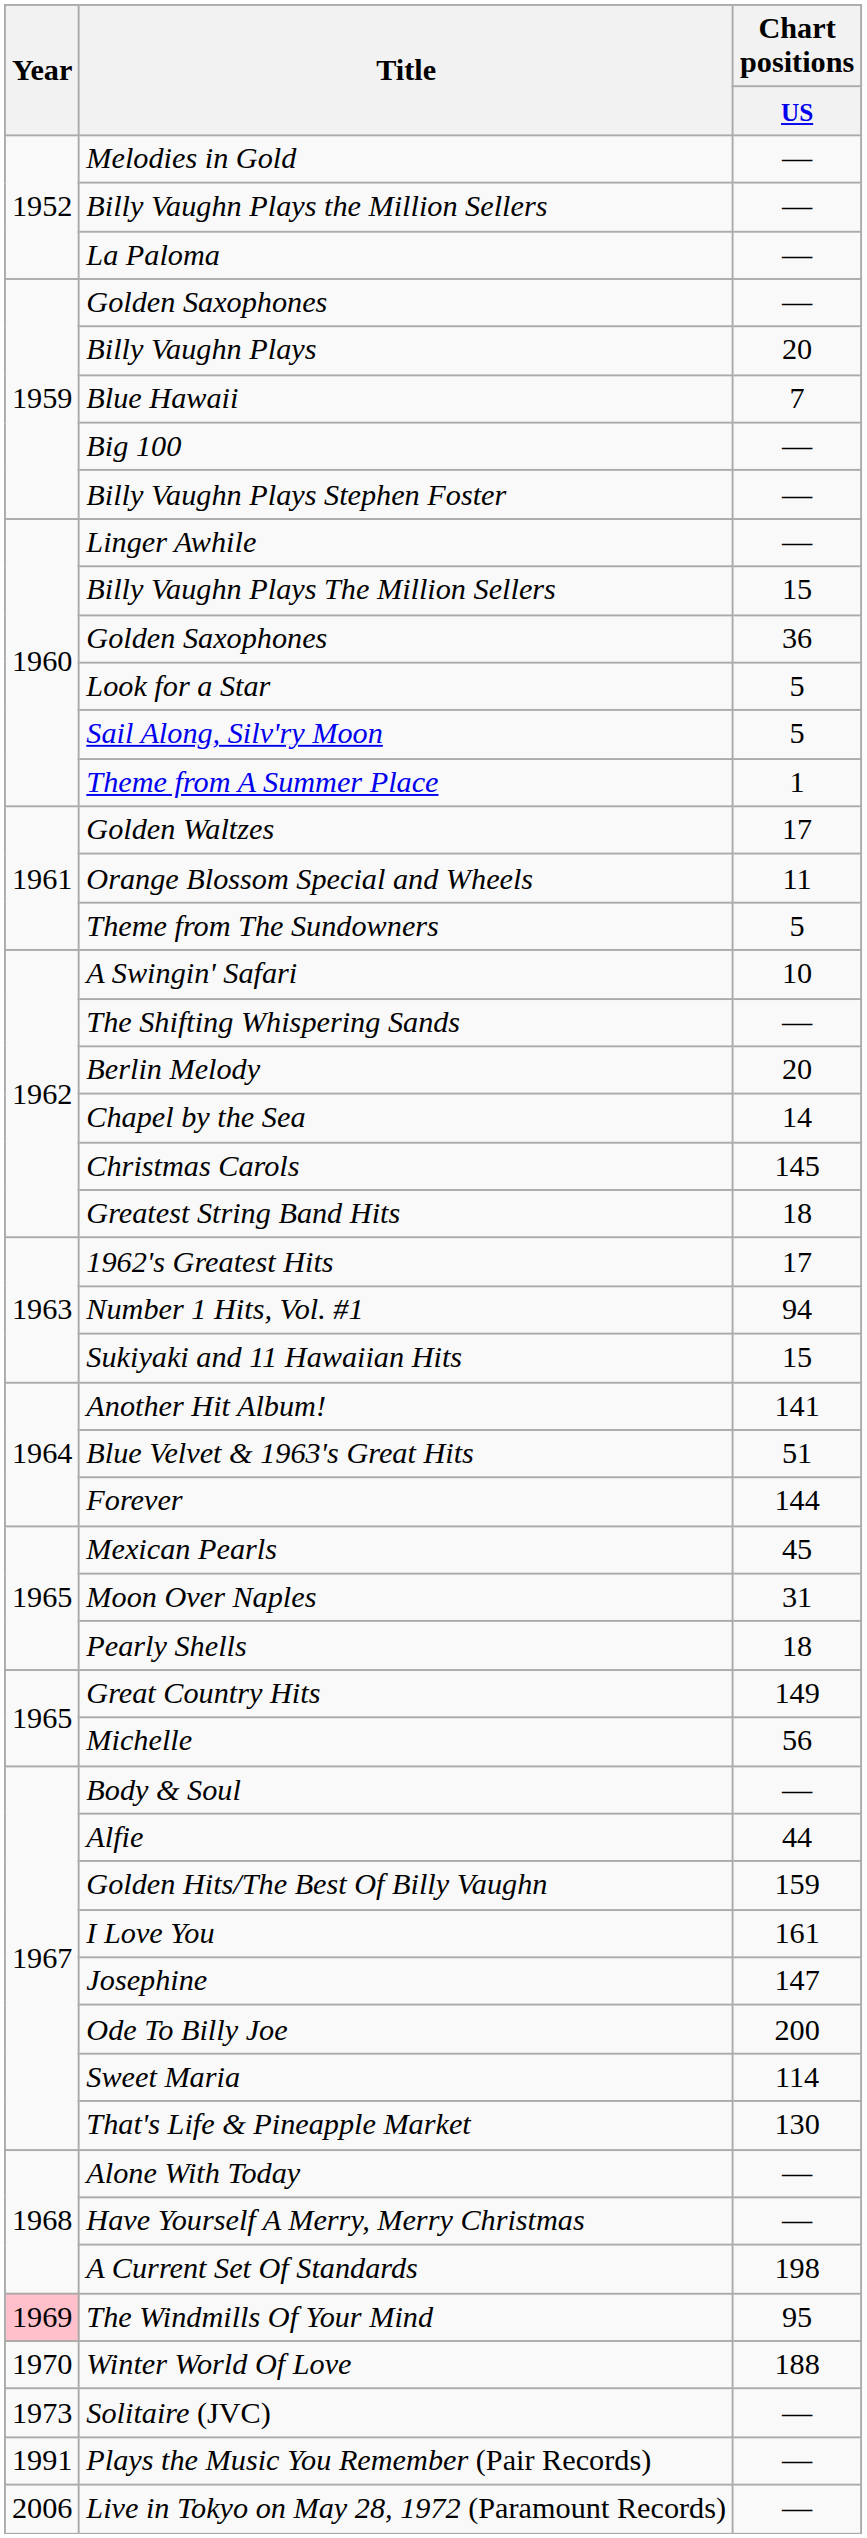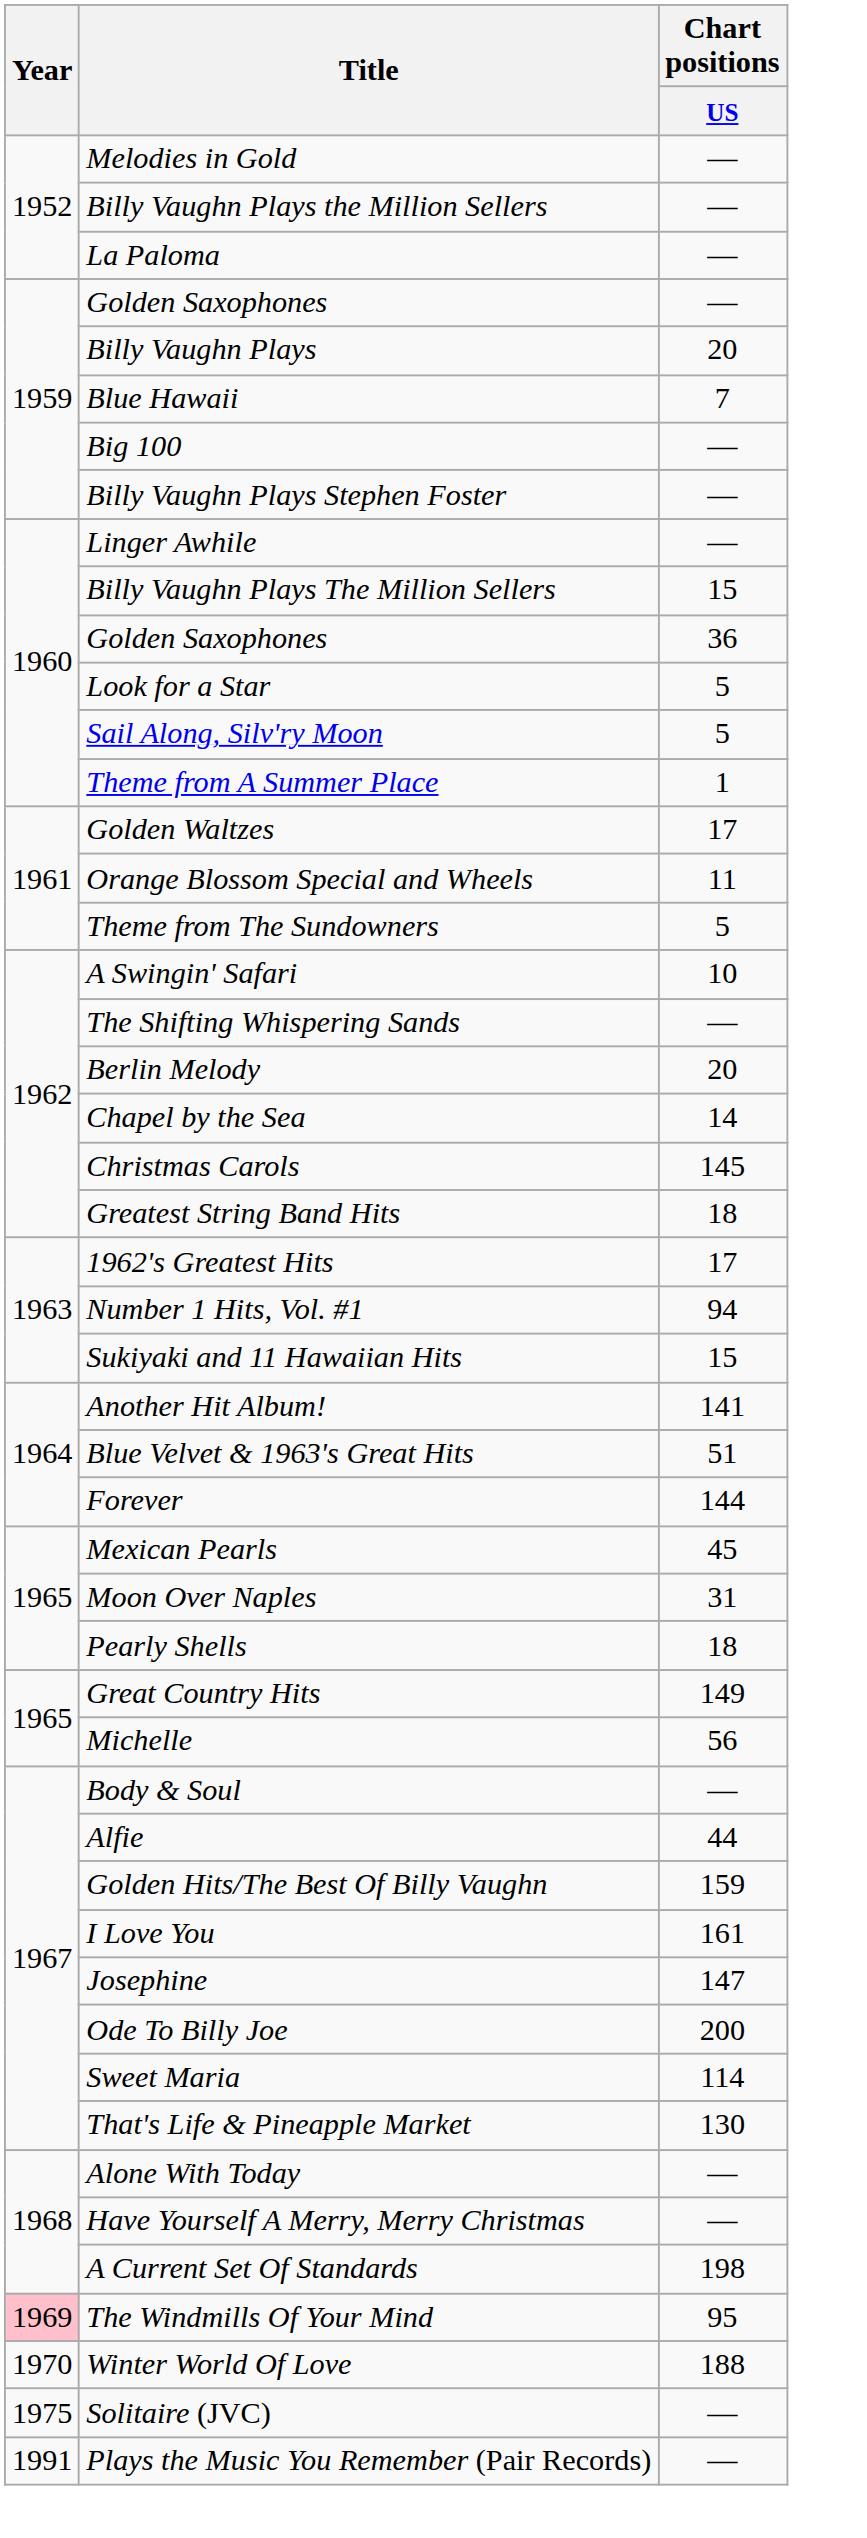(42, 2412) 1973 -> (42, 2412) 1975
- row: (406, 2508)
